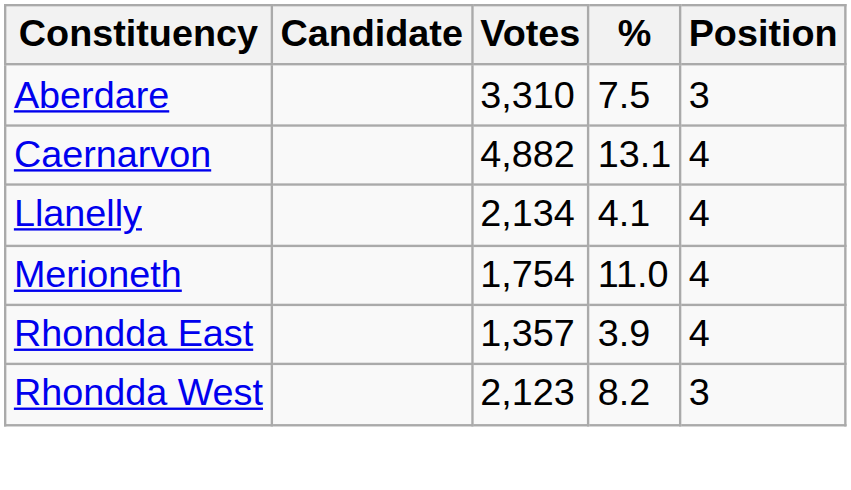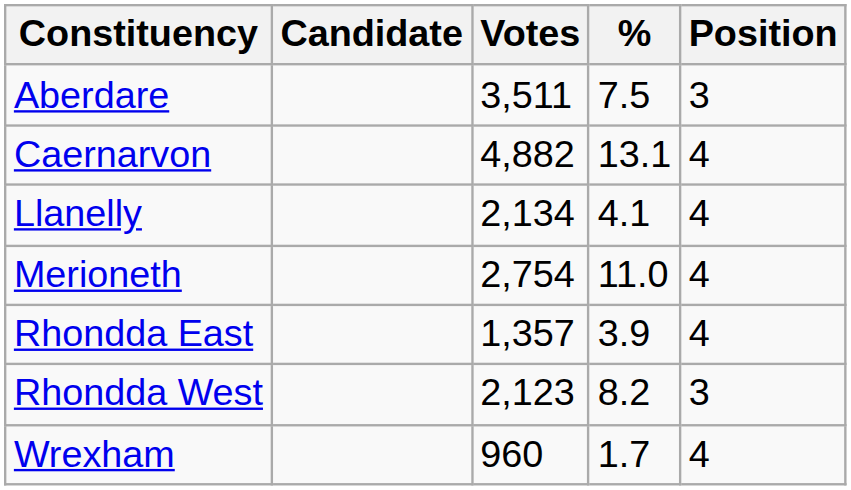(528, 94) 3,310 -> (526, 94) 3,511
(528, 273) 1,754 -> (528, 273) 2,754
+ row: (94, 453)
